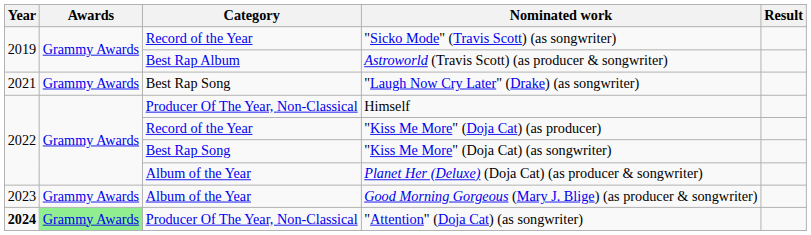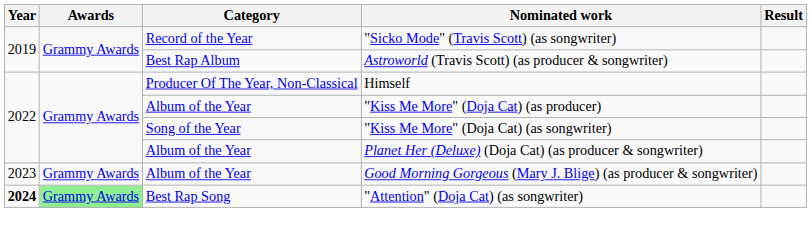- row: (502, 83)
(199, 128) Record of the Year -> (198, 106) Album of the Year
(188, 151) Best Rap Song -> (193, 128) Song of the Year
(252, 219) Producer Of The Year, Non-Classical -> (188, 196) Best Rap Song
